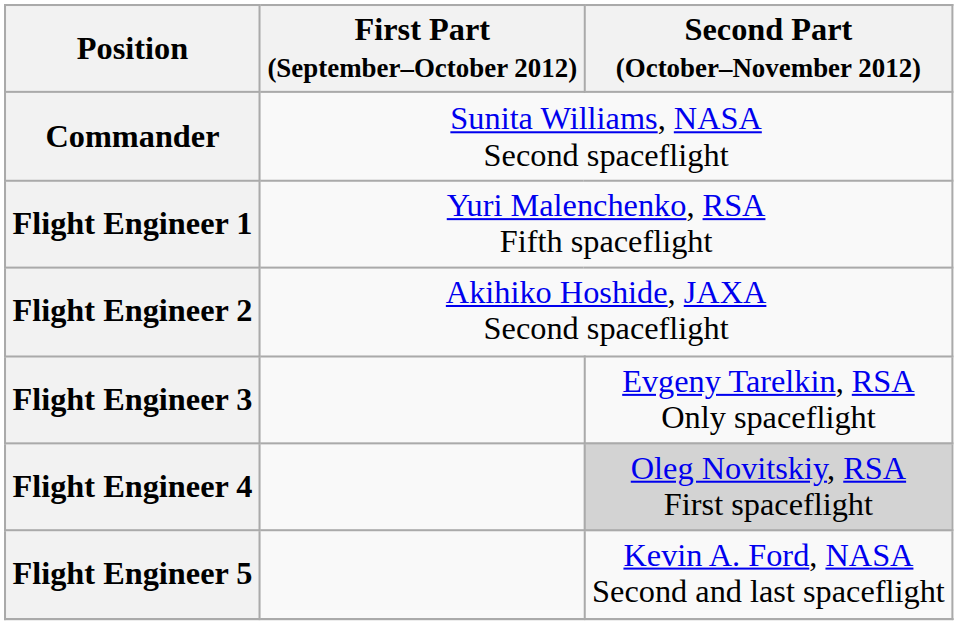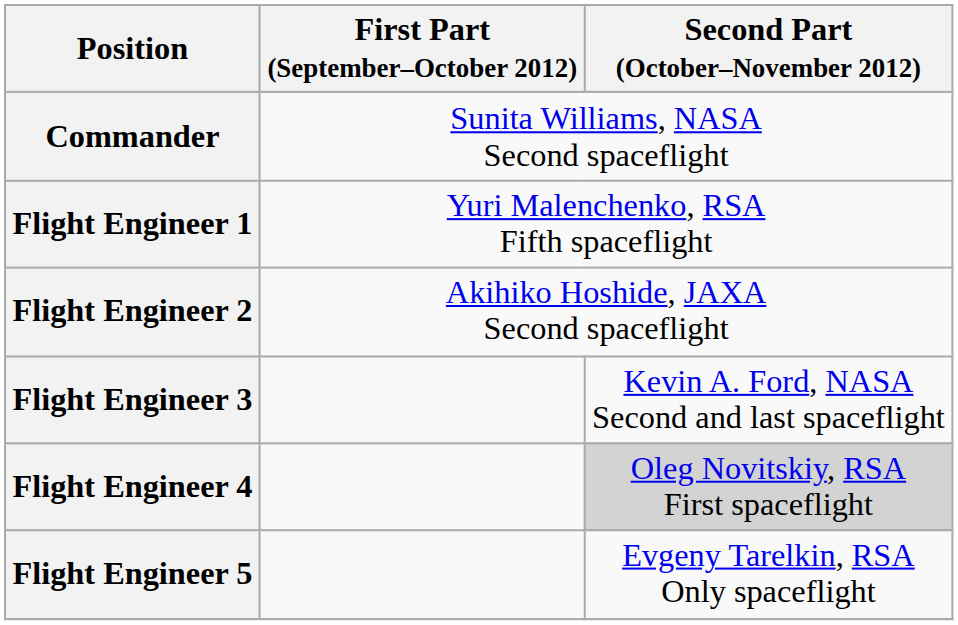(768, 398) Evgeny Tarelkin, RSA Only spaceflight -> (768, 398) Kevin A. Ford, NASA Second and last spaceflight
(768, 574) Kevin A. Ford, NASA Second and last spaceflight -> (768, 574) Evgeny Tarelkin, RSA Only spaceflight
